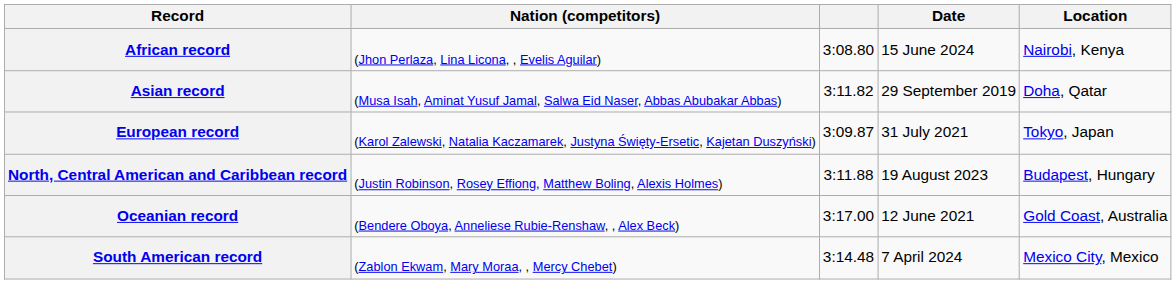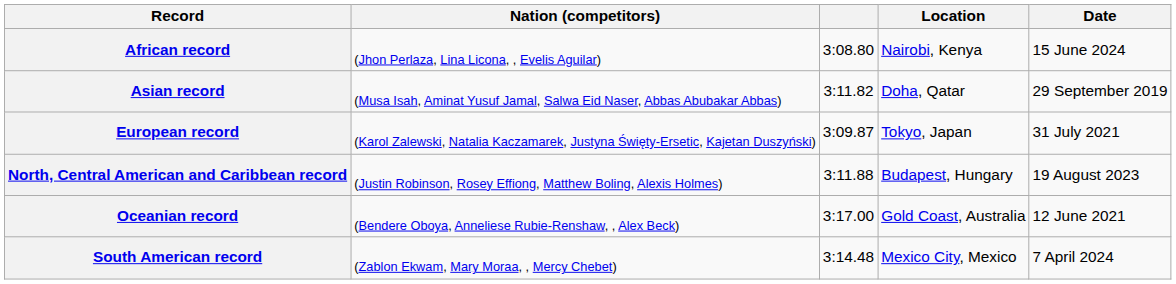columns swapped: (1095, 16) <-> (949, 16)
